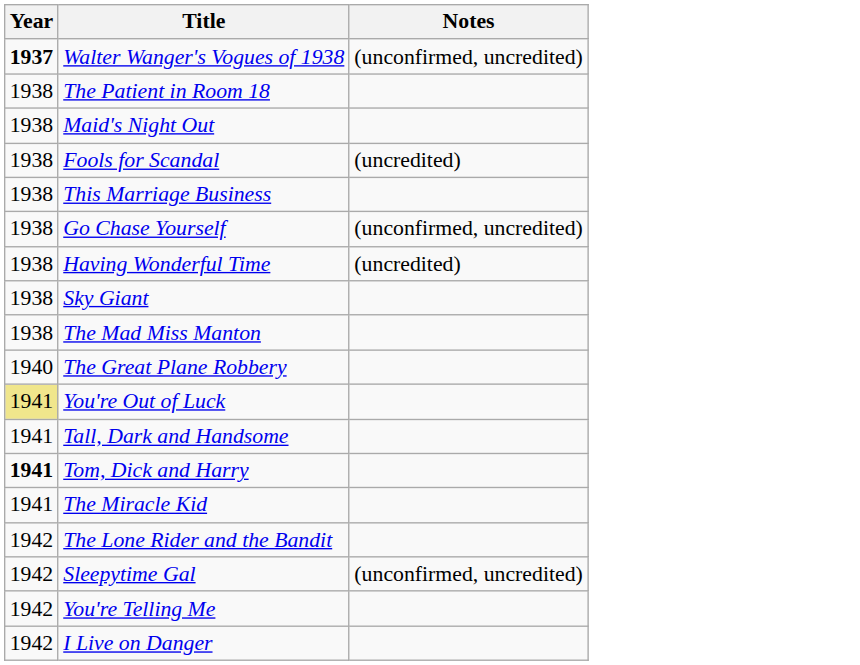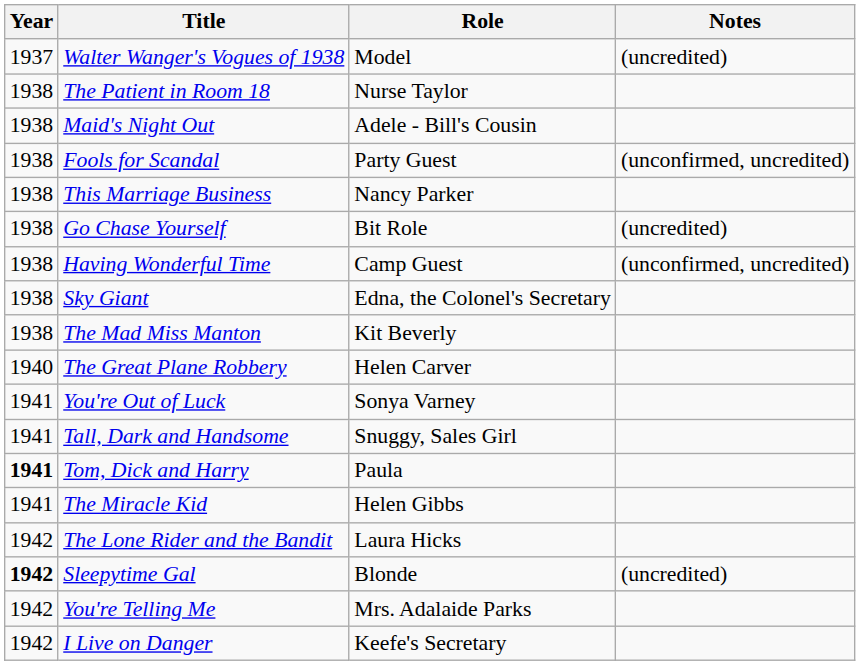+ column: (483, 21)
(31, 56) bold -> (31, 56) normal
(469, 56) (unconfirmed, uncredited) -> (674, 56) (uncredited)
(408, 159) (uncredited) -> (735, 159) (unconfirmed, uncredited)
(469, 228) (unconfirmed, uncredited) -> (674, 228) (uncredited)
(408, 263) (uncredited) -> (735, 263) (unconfirmed, uncredited)
(31, 401) khaki background -> (31, 401) no background
(31, 573) normal -> (31, 573) bold
(469, 573) (unconfirmed, uncredited) -> (674, 573) (uncredited)
